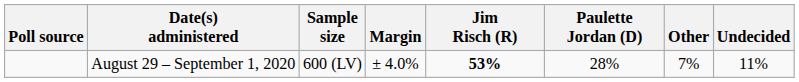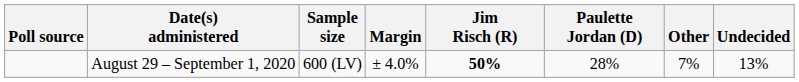(485, 63) 53% -> (485, 63) 50%
(754, 63) 11% -> (754, 63) 13%
